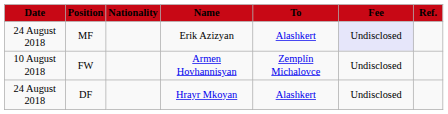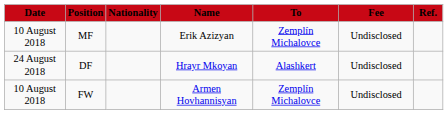(35, 36) 24 August 2018 -> (35, 36) 10 August 2018
(296, 36) Alashkert -> (296, 36) Zemplín Michalovce
(376, 36) lavender background -> (376, 36) no background
rows swapped: (86, 66) <-> (86, 95)
